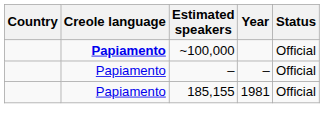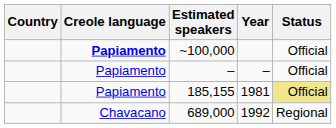(296, 92) no background -> (308, 92) khaki background
+ row: (211, 112)
